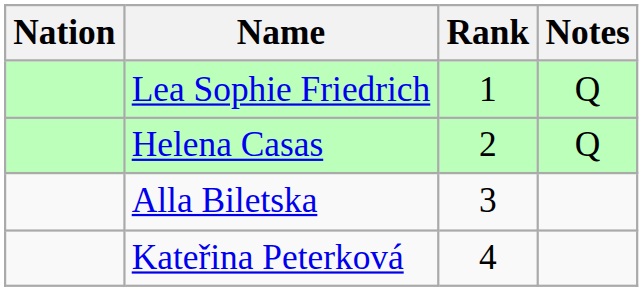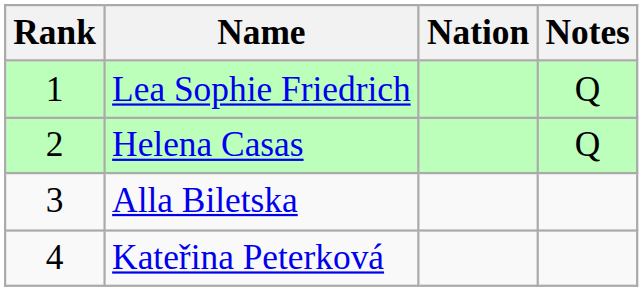columns swapped: (488, 32) <-> (64, 32)
